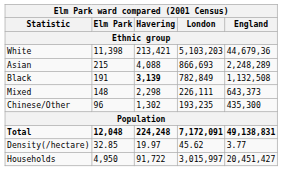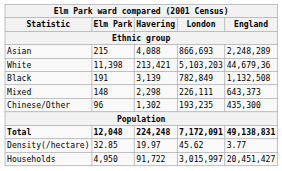rows swapped: (19, 51) <-> (19, 65)
(148, 78) bold -> (148, 78) normal
